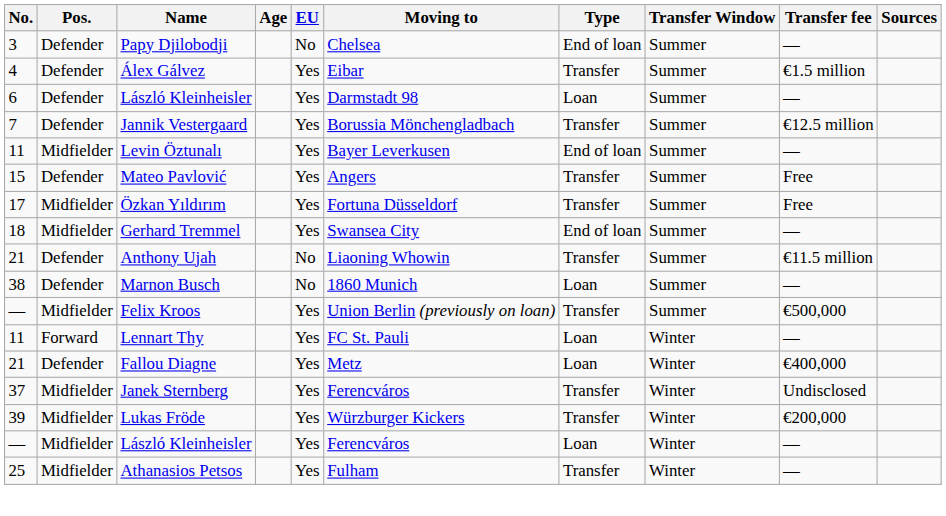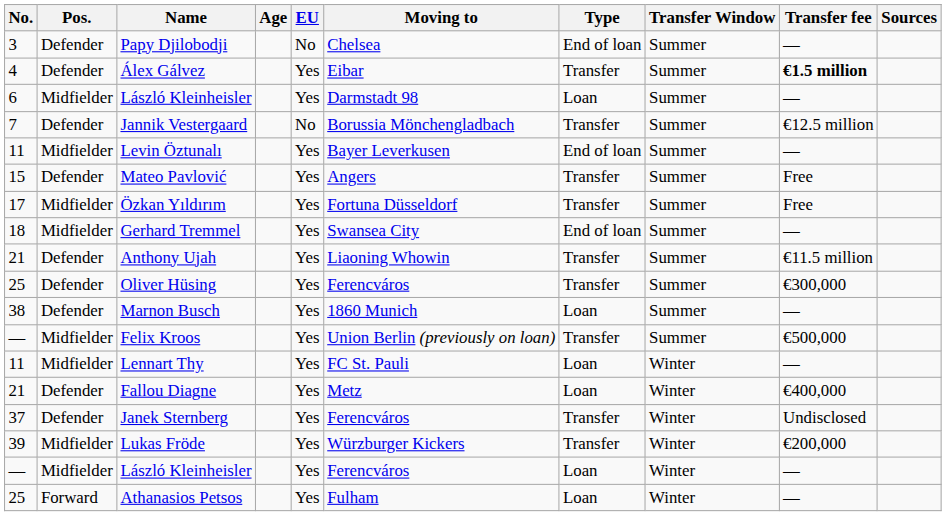(824, 71) normal -> (825, 71) bold
(72, 97) Defender -> (77, 97) Midfielder
(307, 124) Yes -> (305, 124) No
(305, 257) No -> (307, 257) Yes
+ row: (17, 284)
(305, 284) No -> (307, 310) Yes
(69, 337) Forward -> (77, 364) Midfielder
(77, 390) Midfielder -> (72, 417) Defender
(77, 470) Midfielder -> (69, 497) Forward
(591, 470) Transfer -> (580, 497) Loan
